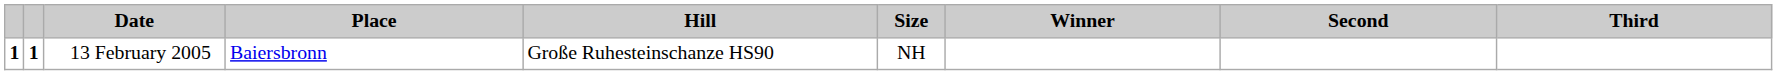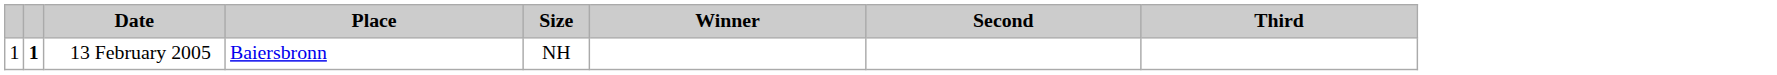- column: (700, 20)
(14, 52) bold -> (14, 52) normal
